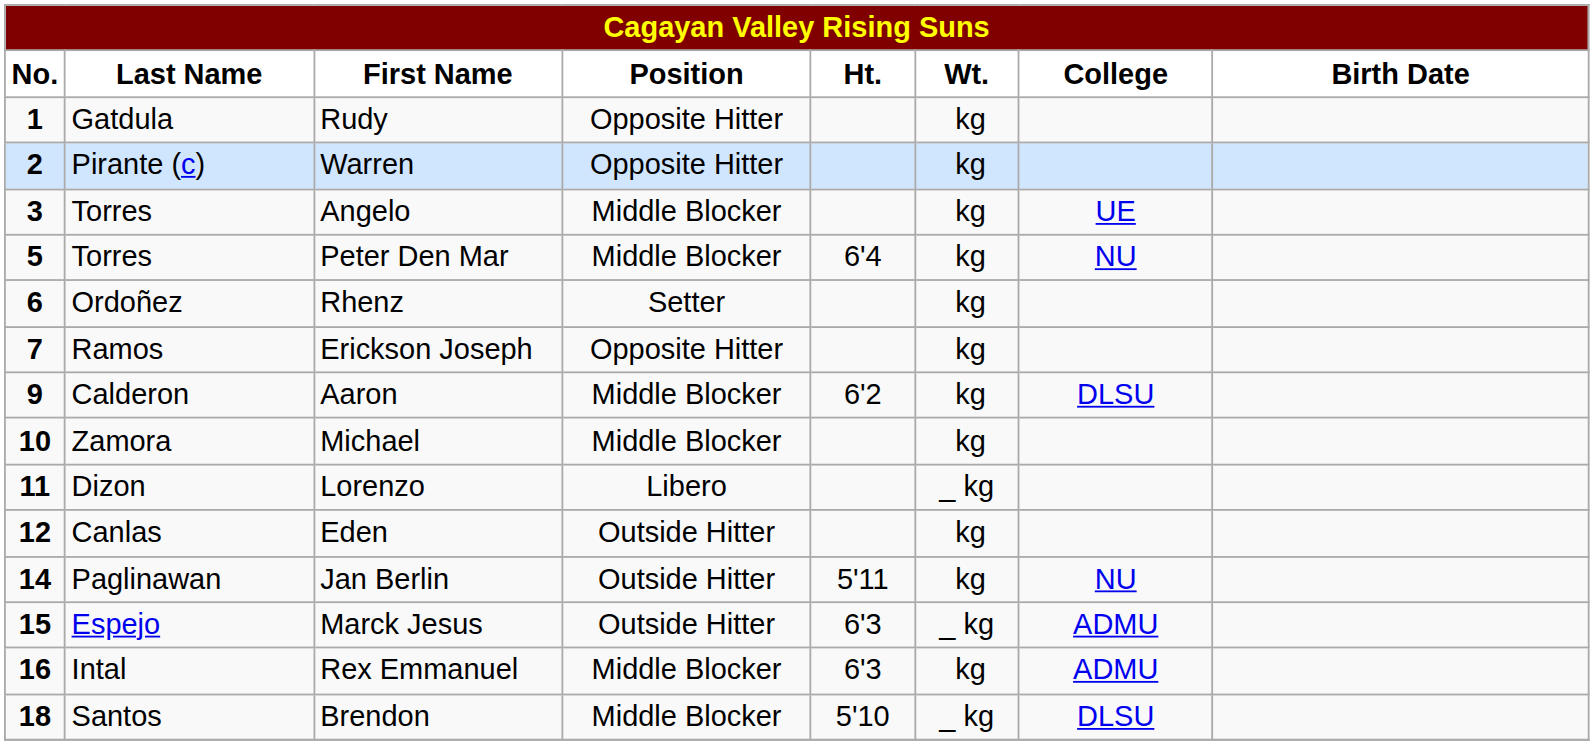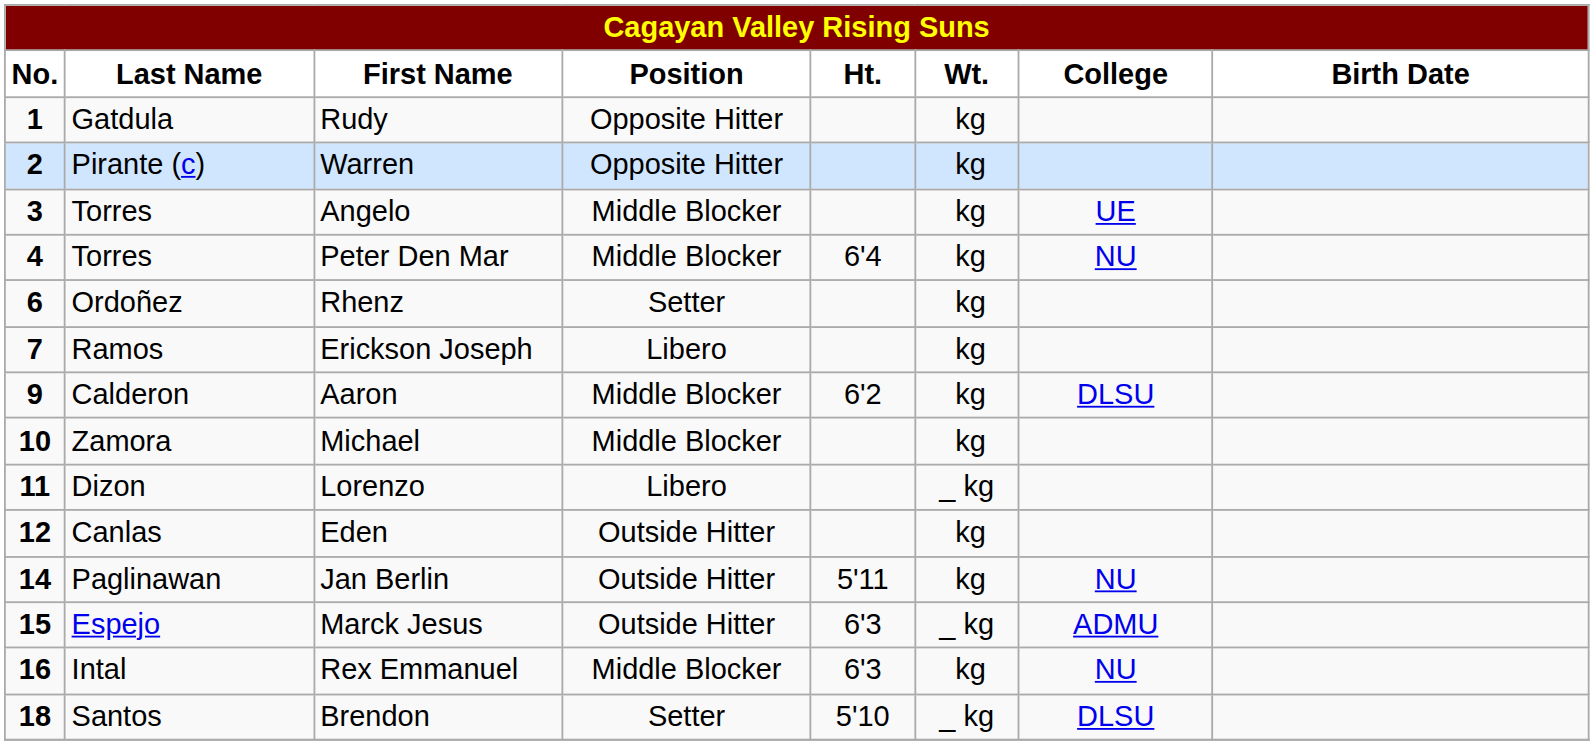(35, 257) 5 -> (35, 257) 4
(687, 348) Opposite Hitter -> (687, 348) Libero
(1116, 670) ADMU -> (1116, 670) NU
(687, 716) Middle Blocker -> (687, 716) Setter
